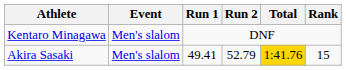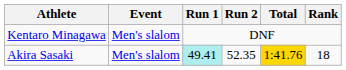(202, 55) no background -> (202, 55) paleturquoise background
(241, 55) 52.79 -> (241, 55) 52.35
(323, 55) 15 -> (323, 55) 18
